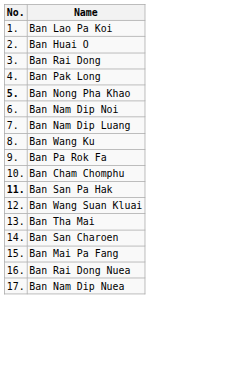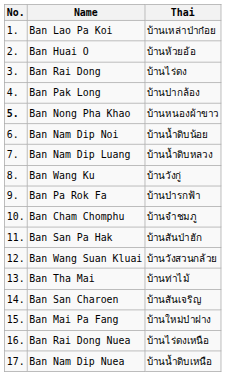+ column: (183, 12)
(16, 190) bold -> (16, 237) normal
